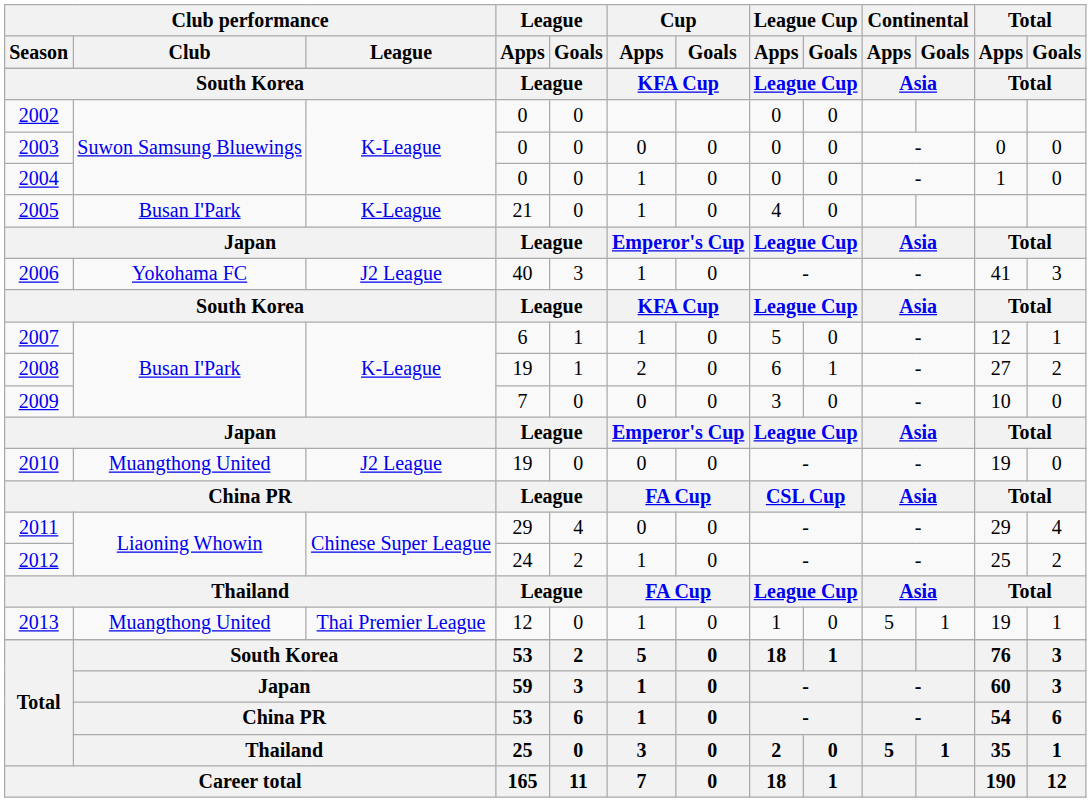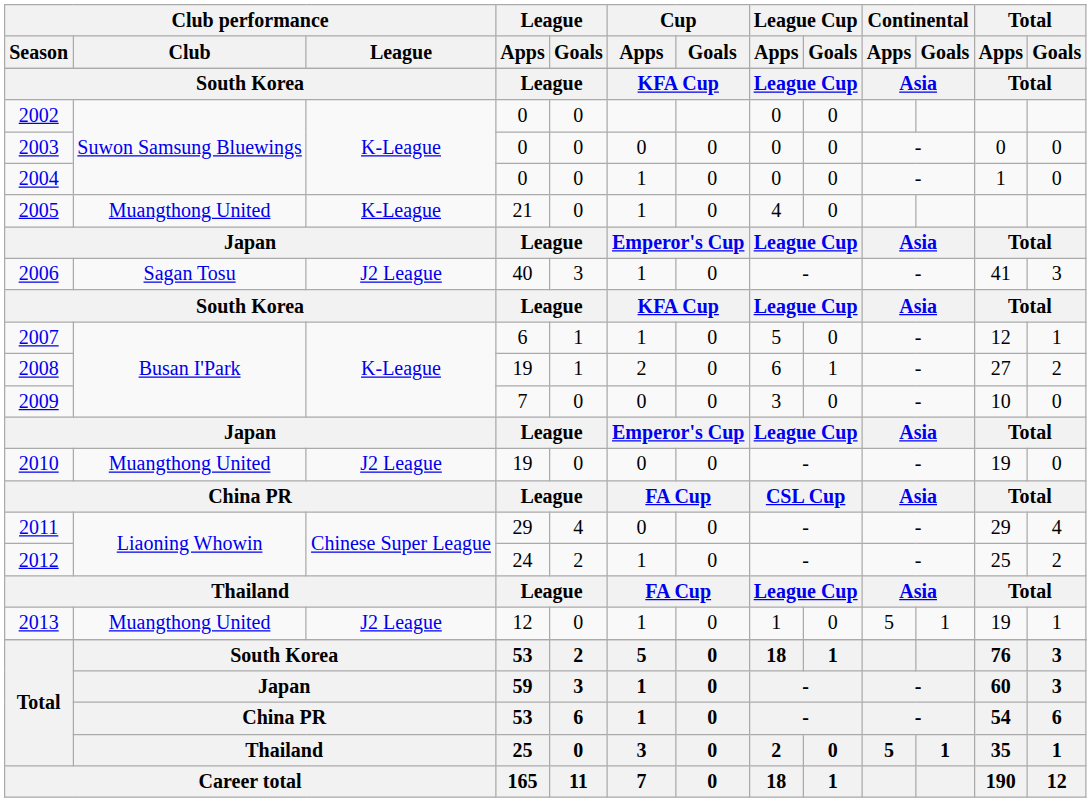(190, 210) Busan I'Park -> (190, 210) Muangthong United
(190, 274) Yokohama FC -> (190, 274) Sagan Tosu
(401, 623) Thai Premier League -> (401, 623) J2 League
